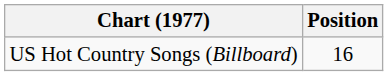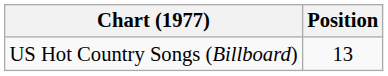(343, 53) 16 -> (343, 53) 13
